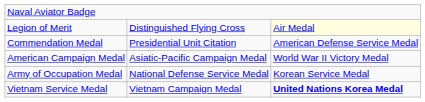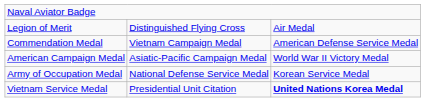(294, 27) lightyellow background -> (294, 27) no background
(183, 43) Presidential Unit Citation -> (185, 43) Vietnam Campaign Medal
(185, 89) Vietnam Campaign Medal -> (183, 89) Presidential Unit Citation
